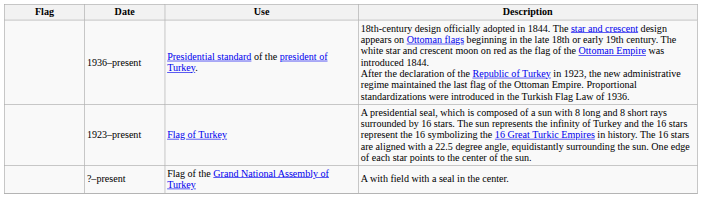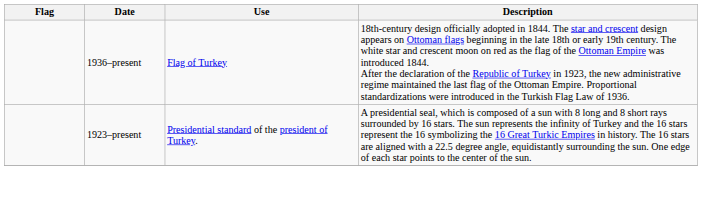(247, 62) Presidential standard of the president of Turkey. -> (197, 62) Flag of Turkey
(197, 135) Flag of Turkey -> (247, 135) Presidential standard of the president of Turkey.
- row: (106, 179)
